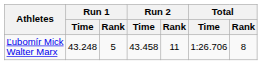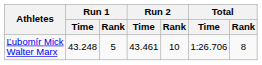(144, 48) 43.458 -> (144, 48) 43.461
(174, 48) 11 -> (174, 48) 10
